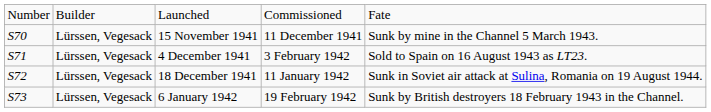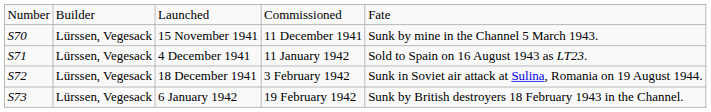(307, 55) 3 February 1942 -> (307, 55) 11 January 1942
(307, 76) 11 January 1942 -> (307, 76) 3 February 1942
